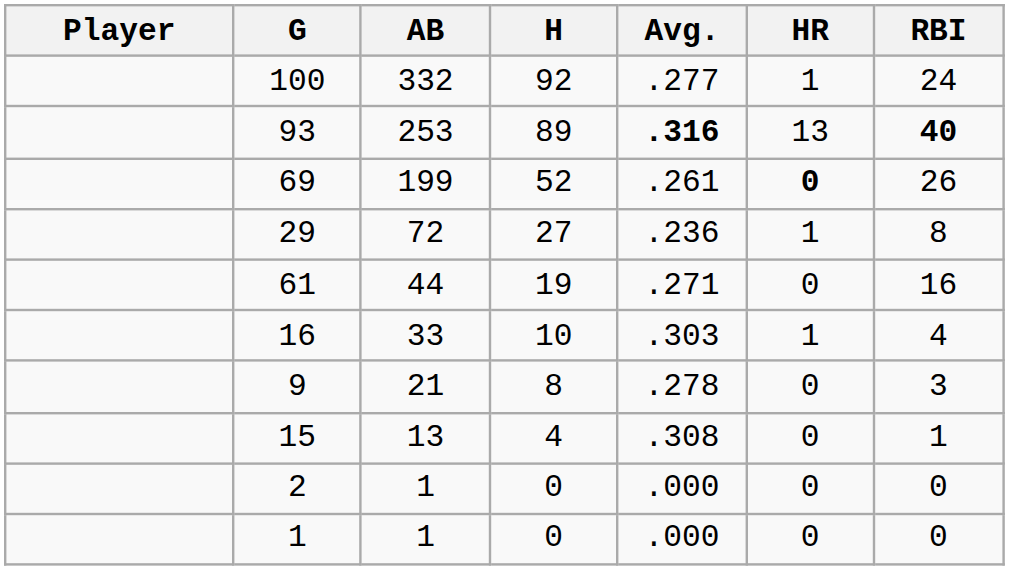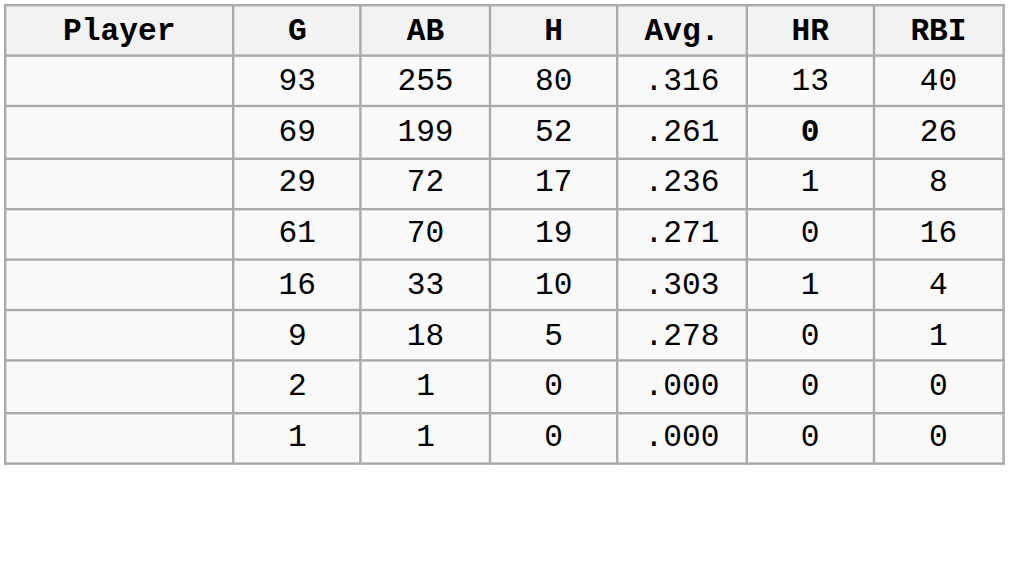- row: (297, 81)
(426, 132) 253 -> (426, 81) 255
(554, 132) 89 -> (554, 81) 80
(682, 132) bold -> (682, 81) normal
(938, 132) bold -> (938, 81) normal
(554, 234) 27 -> (554, 183) 17
(426, 285) 44 -> (426, 234) 70
(426, 387) 21 -> (426, 336) 18
(554, 387) 8 -> (554, 336) 5
(938, 387) 3 -> (938, 336) 1
- row: (297, 437)
